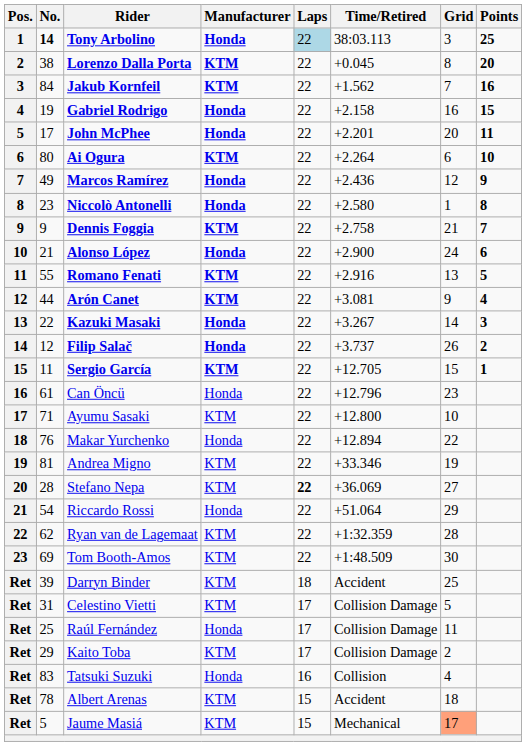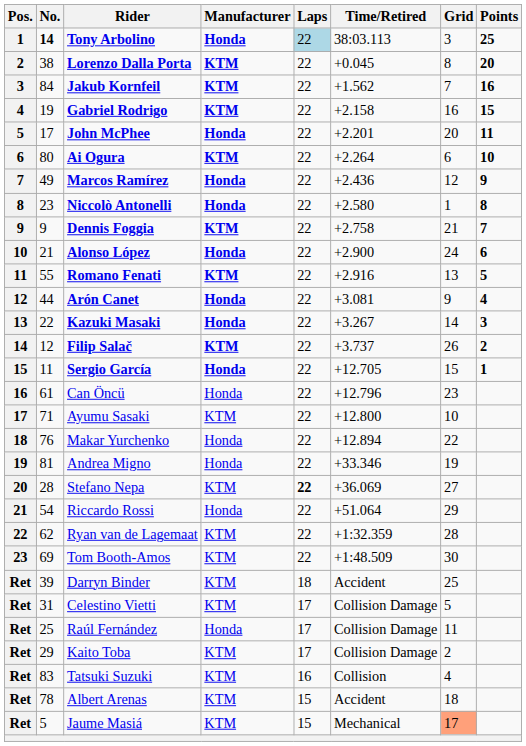(225, 110) Honda -> (221, 110) KTM
(221, 299) KTM -> (225, 299) Honda
(225, 346) Honda -> (221, 346) KTM
(221, 369) KTM -> (225, 369) Honda
(220, 464) KTM -> (223, 464) Honda
(223, 676) Honda -> (220, 676) KTM
